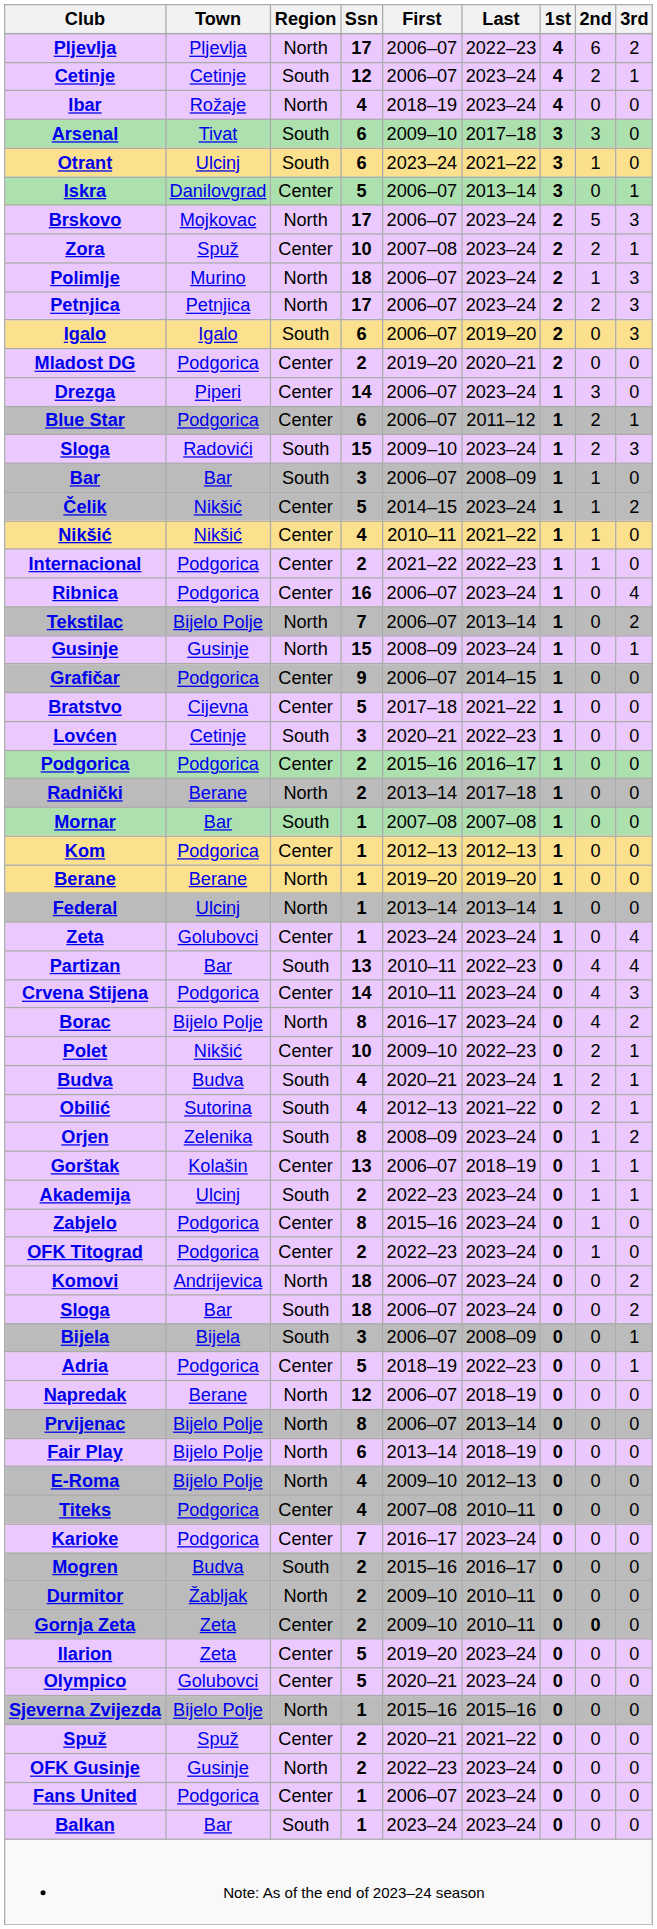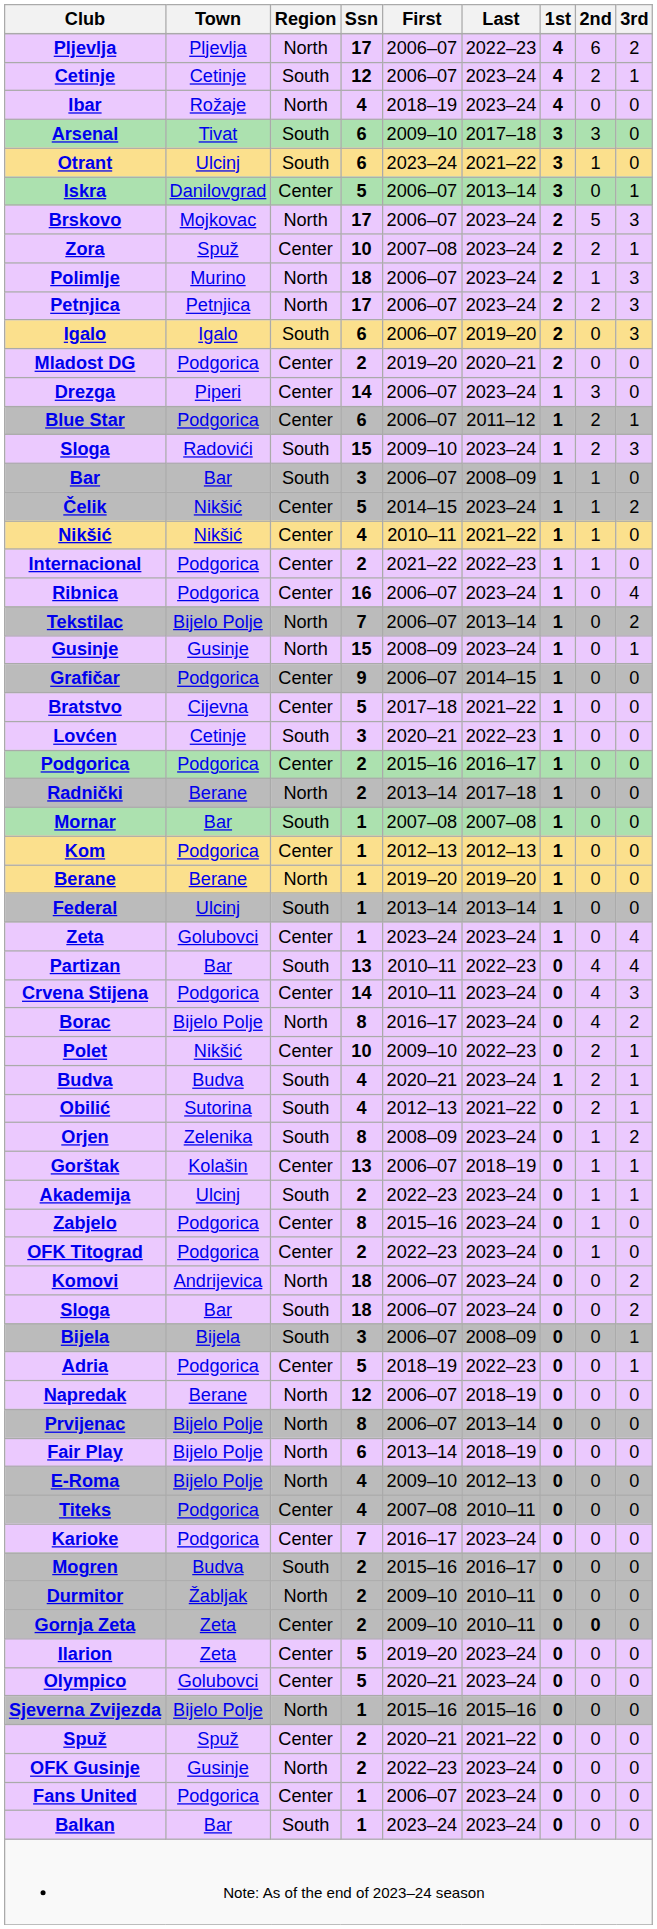(306, 908) North -> (306, 908) South
